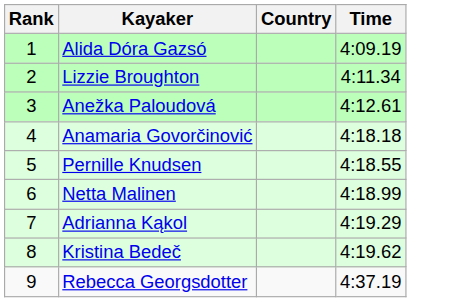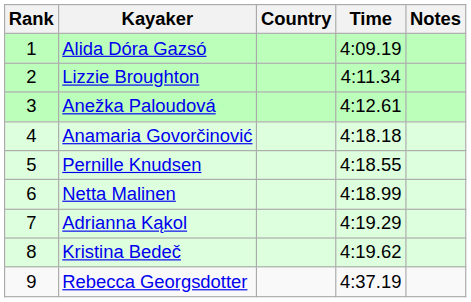+ column: (435, 19)
